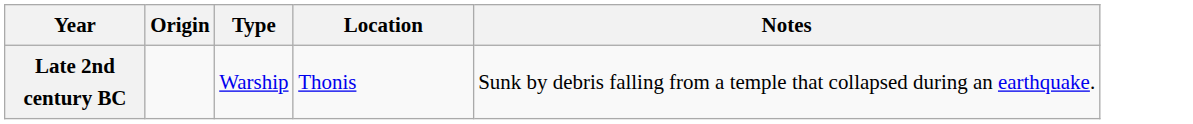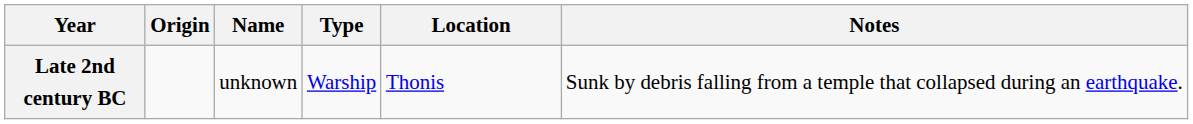+ column: (258, 25)
